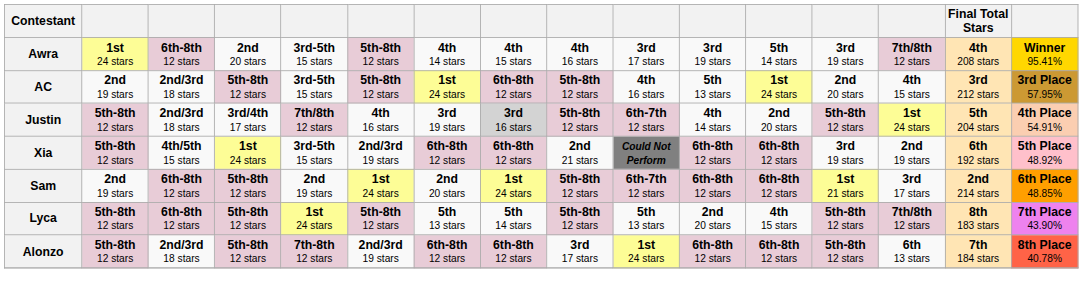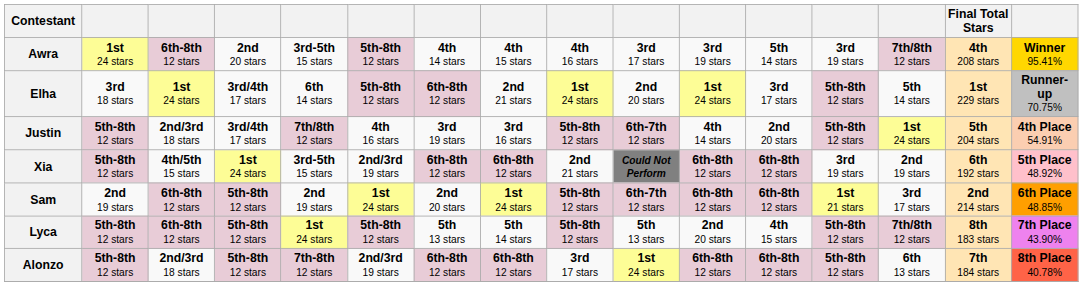+ row: (43, 94)
- row: (43, 87)
(513, 120) lightgrey background -> (513, 134) no background
